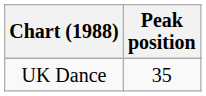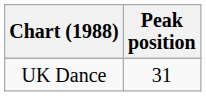(162, 74) 35 -> (162, 74) 31
